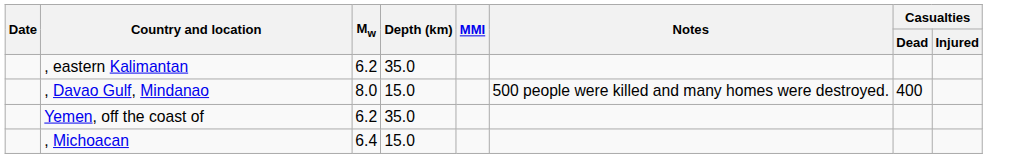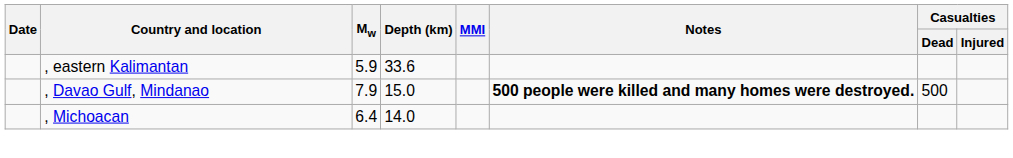(366, 66) 6.2 -> (366, 66) 5.9
(400, 66) 35.0 -> (400, 66) 33.6
(366, 91) 8.0 -> (366, 91) 7.9
(691, 91) normal -> (703, 91) bold
(909, 91) 400 -> (935, 91) 500
- row: (124, 116)
(400, 141) 15.0 -> (400, 116) 14.0
